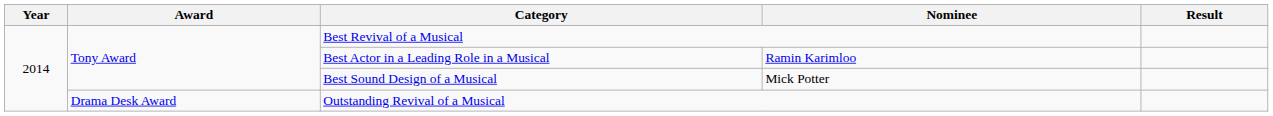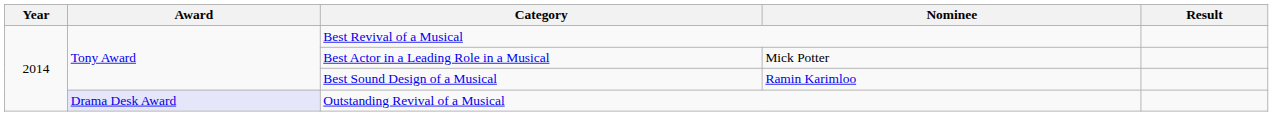(811, 57) Ramin Karimloo -> (797, 57) Mick Potter
(797, 79) Mick Potter -> (811, 79) Ramin Karimloo
(123, 100) no background -> (123, 100) lavender background
